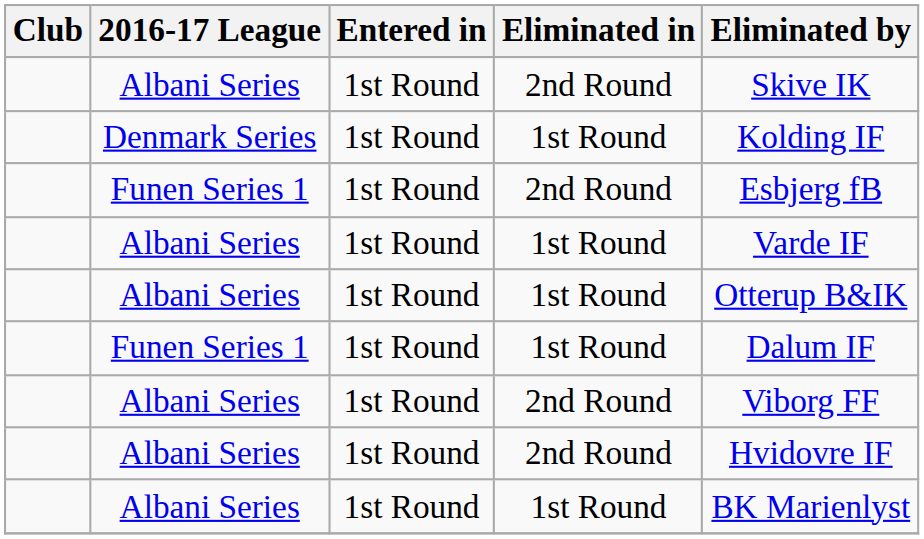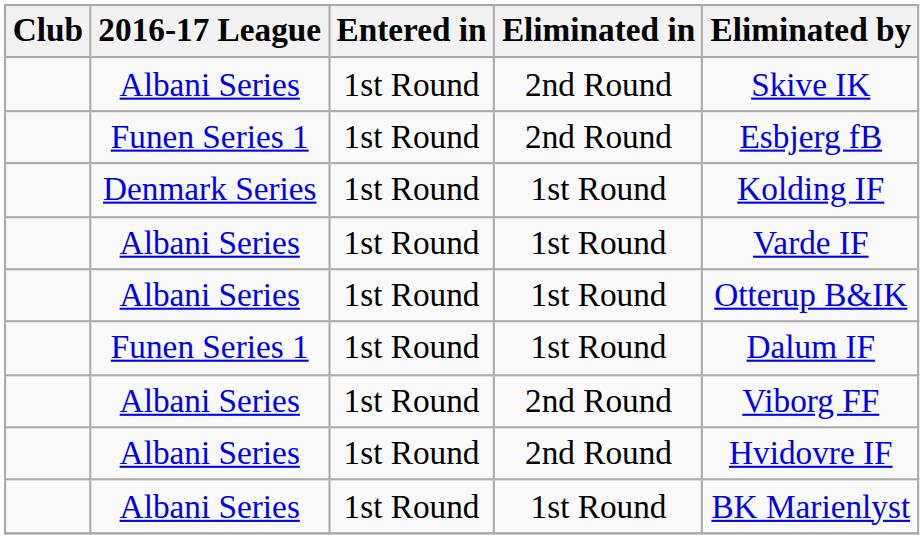rows swapped: (210, 136) <-> (210, 189)
